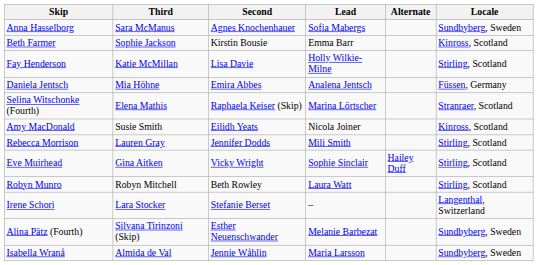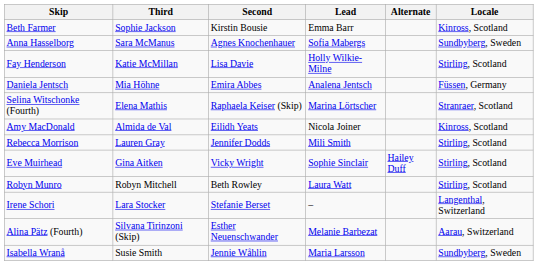rows swapped: (31, 43) <-> (40, 27)
(139, 127) Susie Smith -> (143, 127) Almida de Val
(480, 231) Sundbyberg, Sweden -> (476, 231) Aarau, Switzerland
(143, 252) Almida de Val -> (139, 252) Susie Smith
